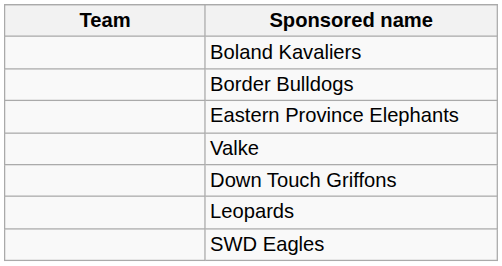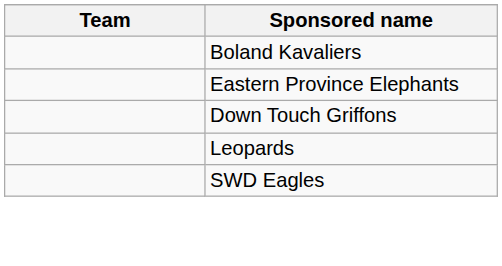- row: (282, 84)
- row: (235, 148)
